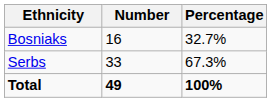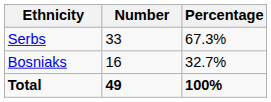rows swapped: (27, 62) <-> (37, 39)
